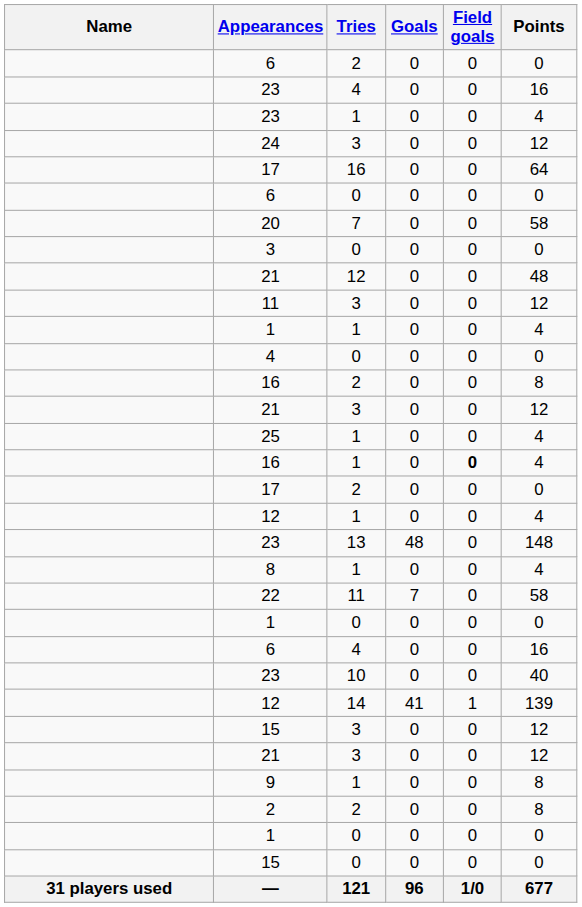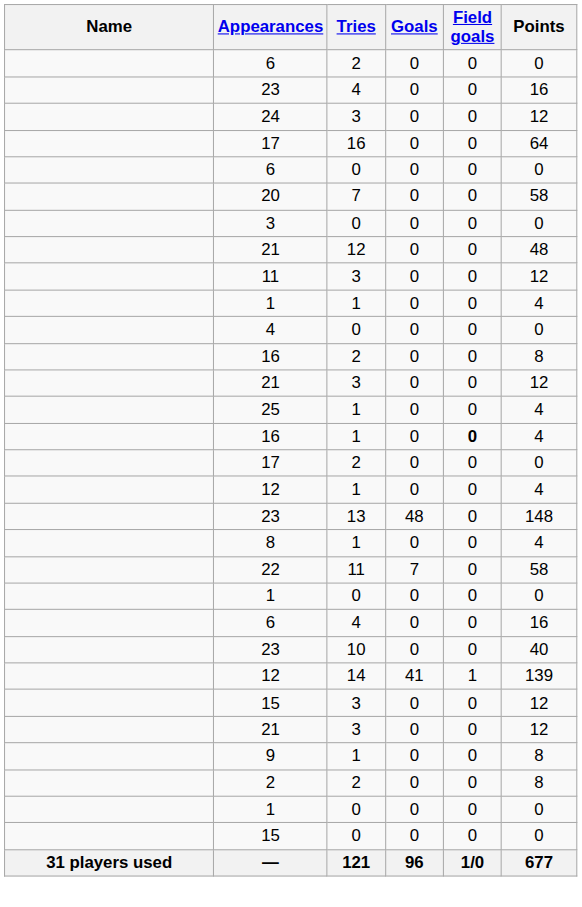- row: (270, 116)
